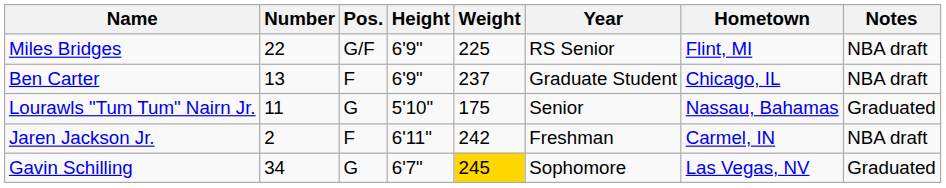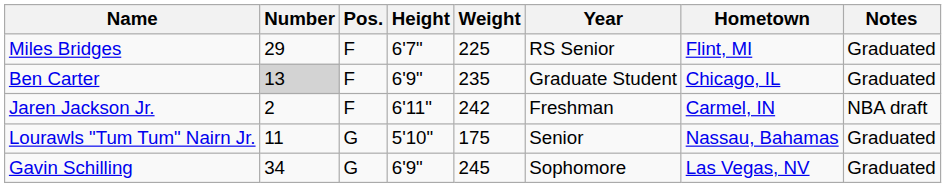(275, 49) 22 -> (275, 49) 29
(359, 49) G/F -> (349, 49) F
(407, 49) 6'9" -> (407, 49) 6'7"
(887, 49) NBA draft -> (892, 49) Graduated
(275, 78) no background -> (275, 78) lightgrey background
(474, 78) 237 -> (474, 78) 235
(887, 78) NBA draft -> (892, 78) Graduated
rows swapped: (82, 138) <-> (132, 108)
(407, 167) 6'7" -> (407, 167) 6'9"
(474, 167) gold background -> (474, 167) no background
